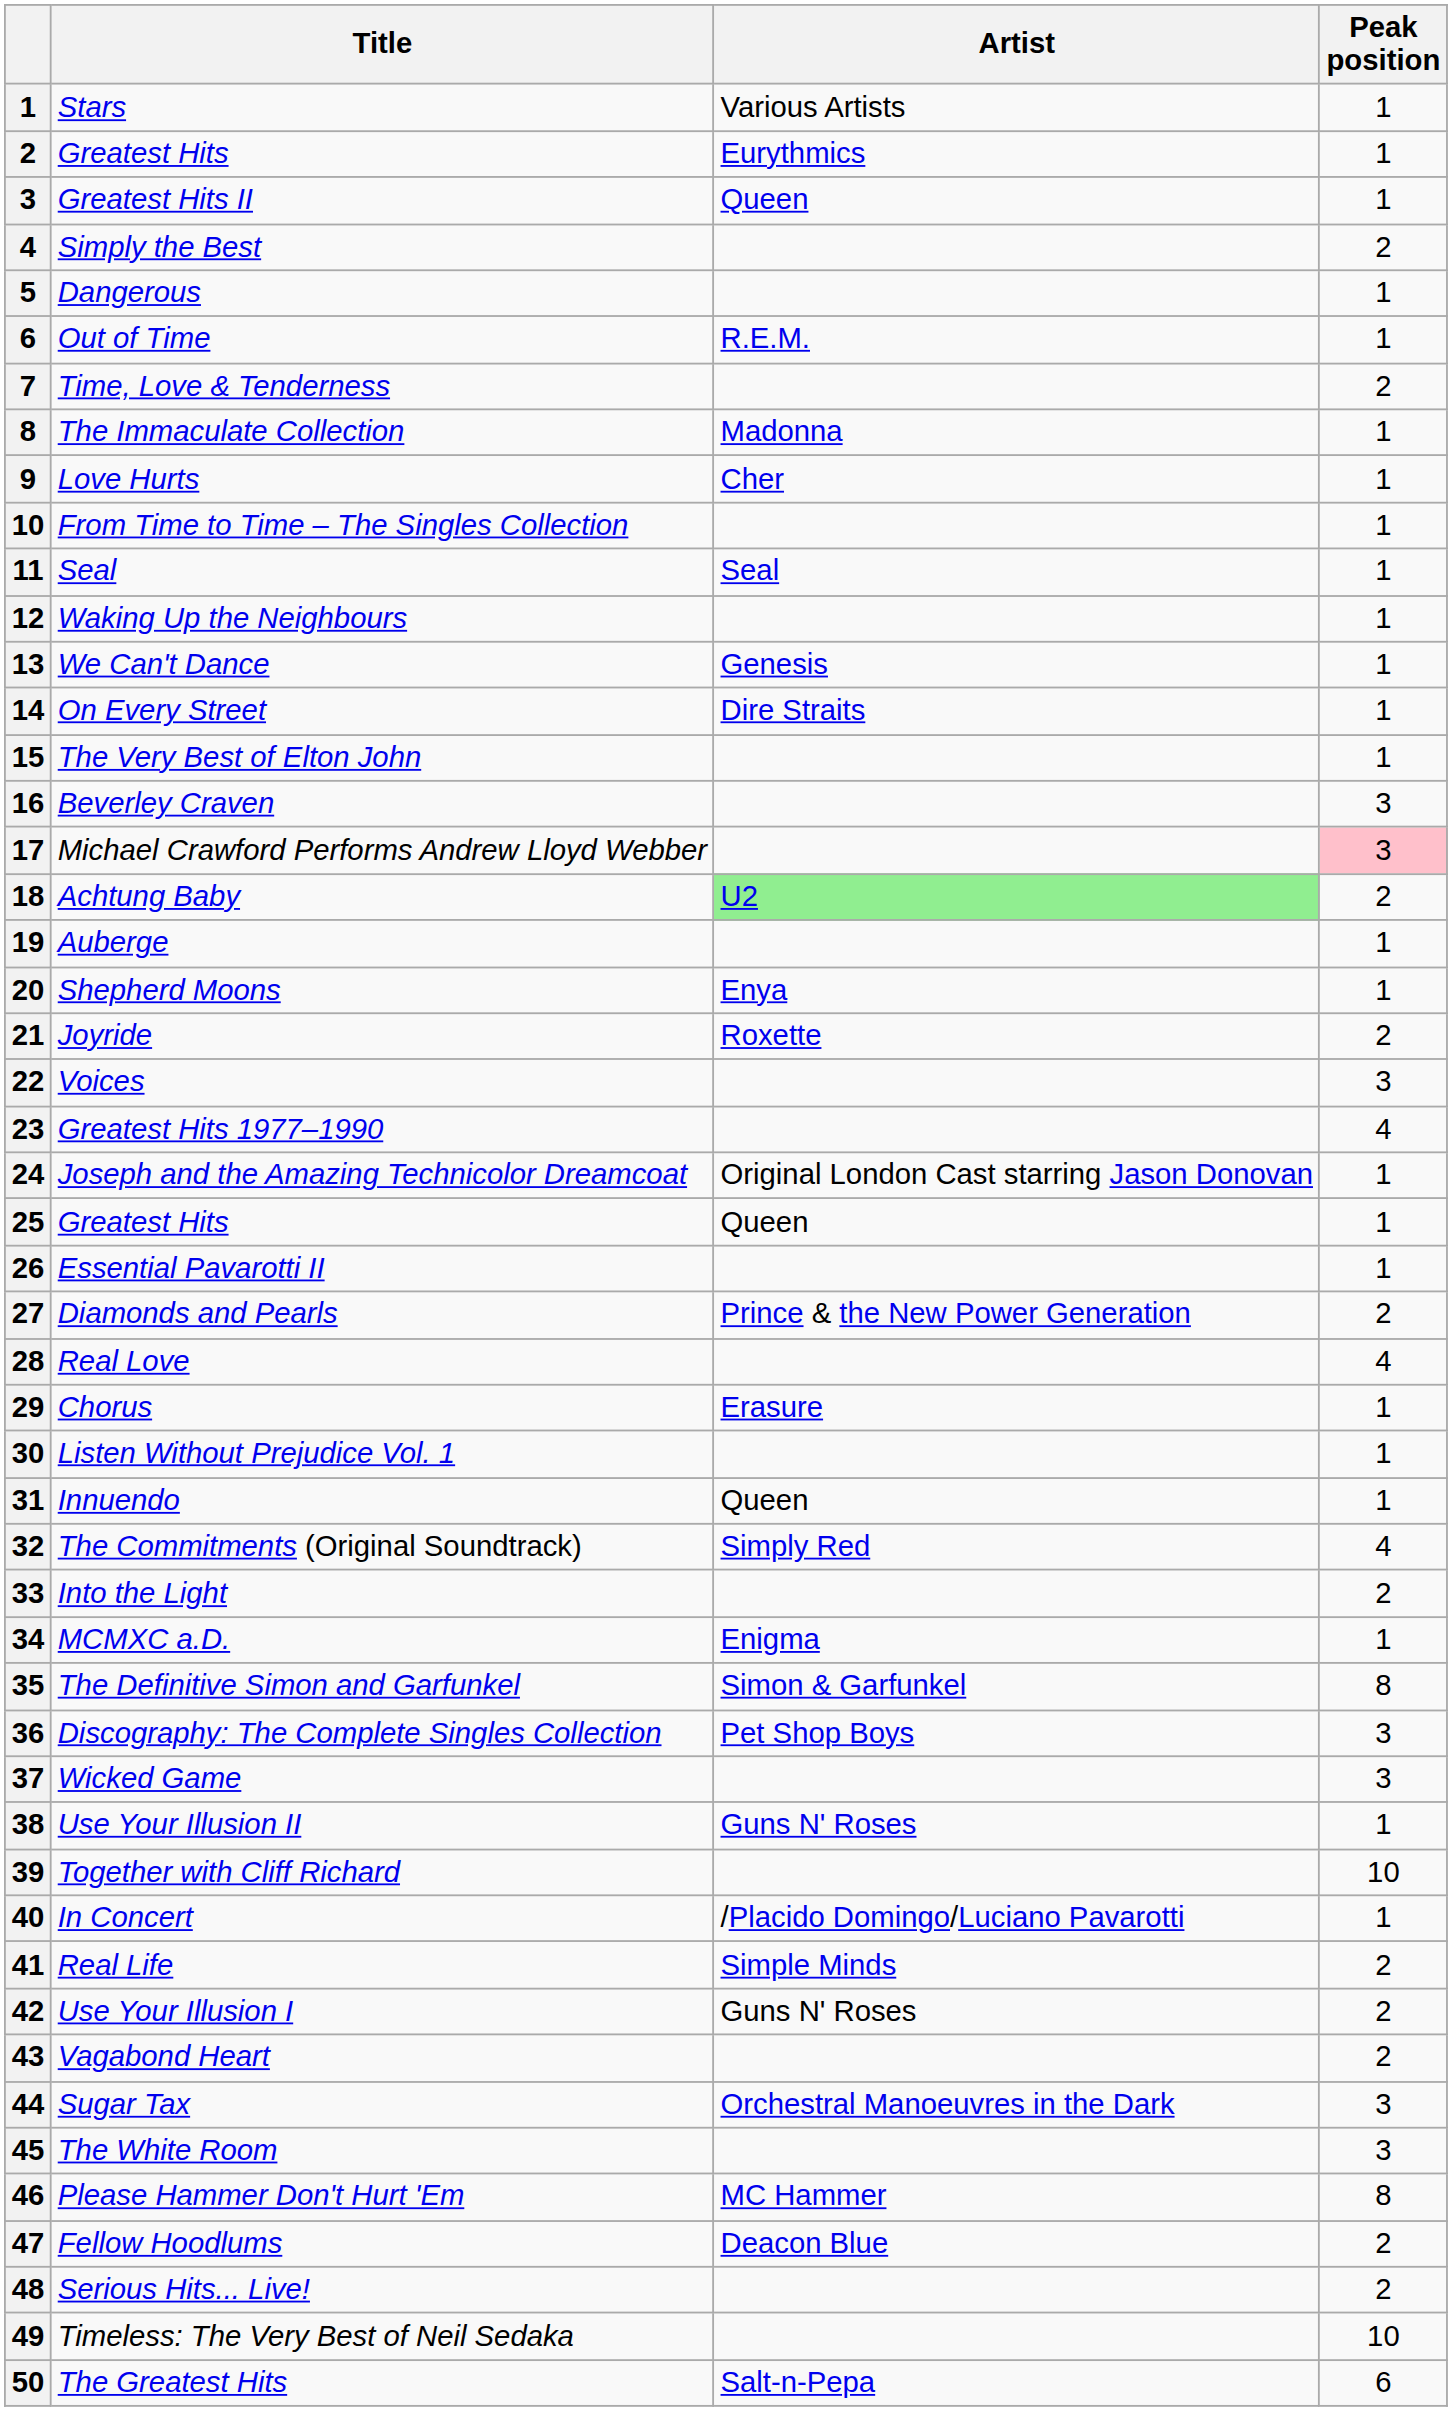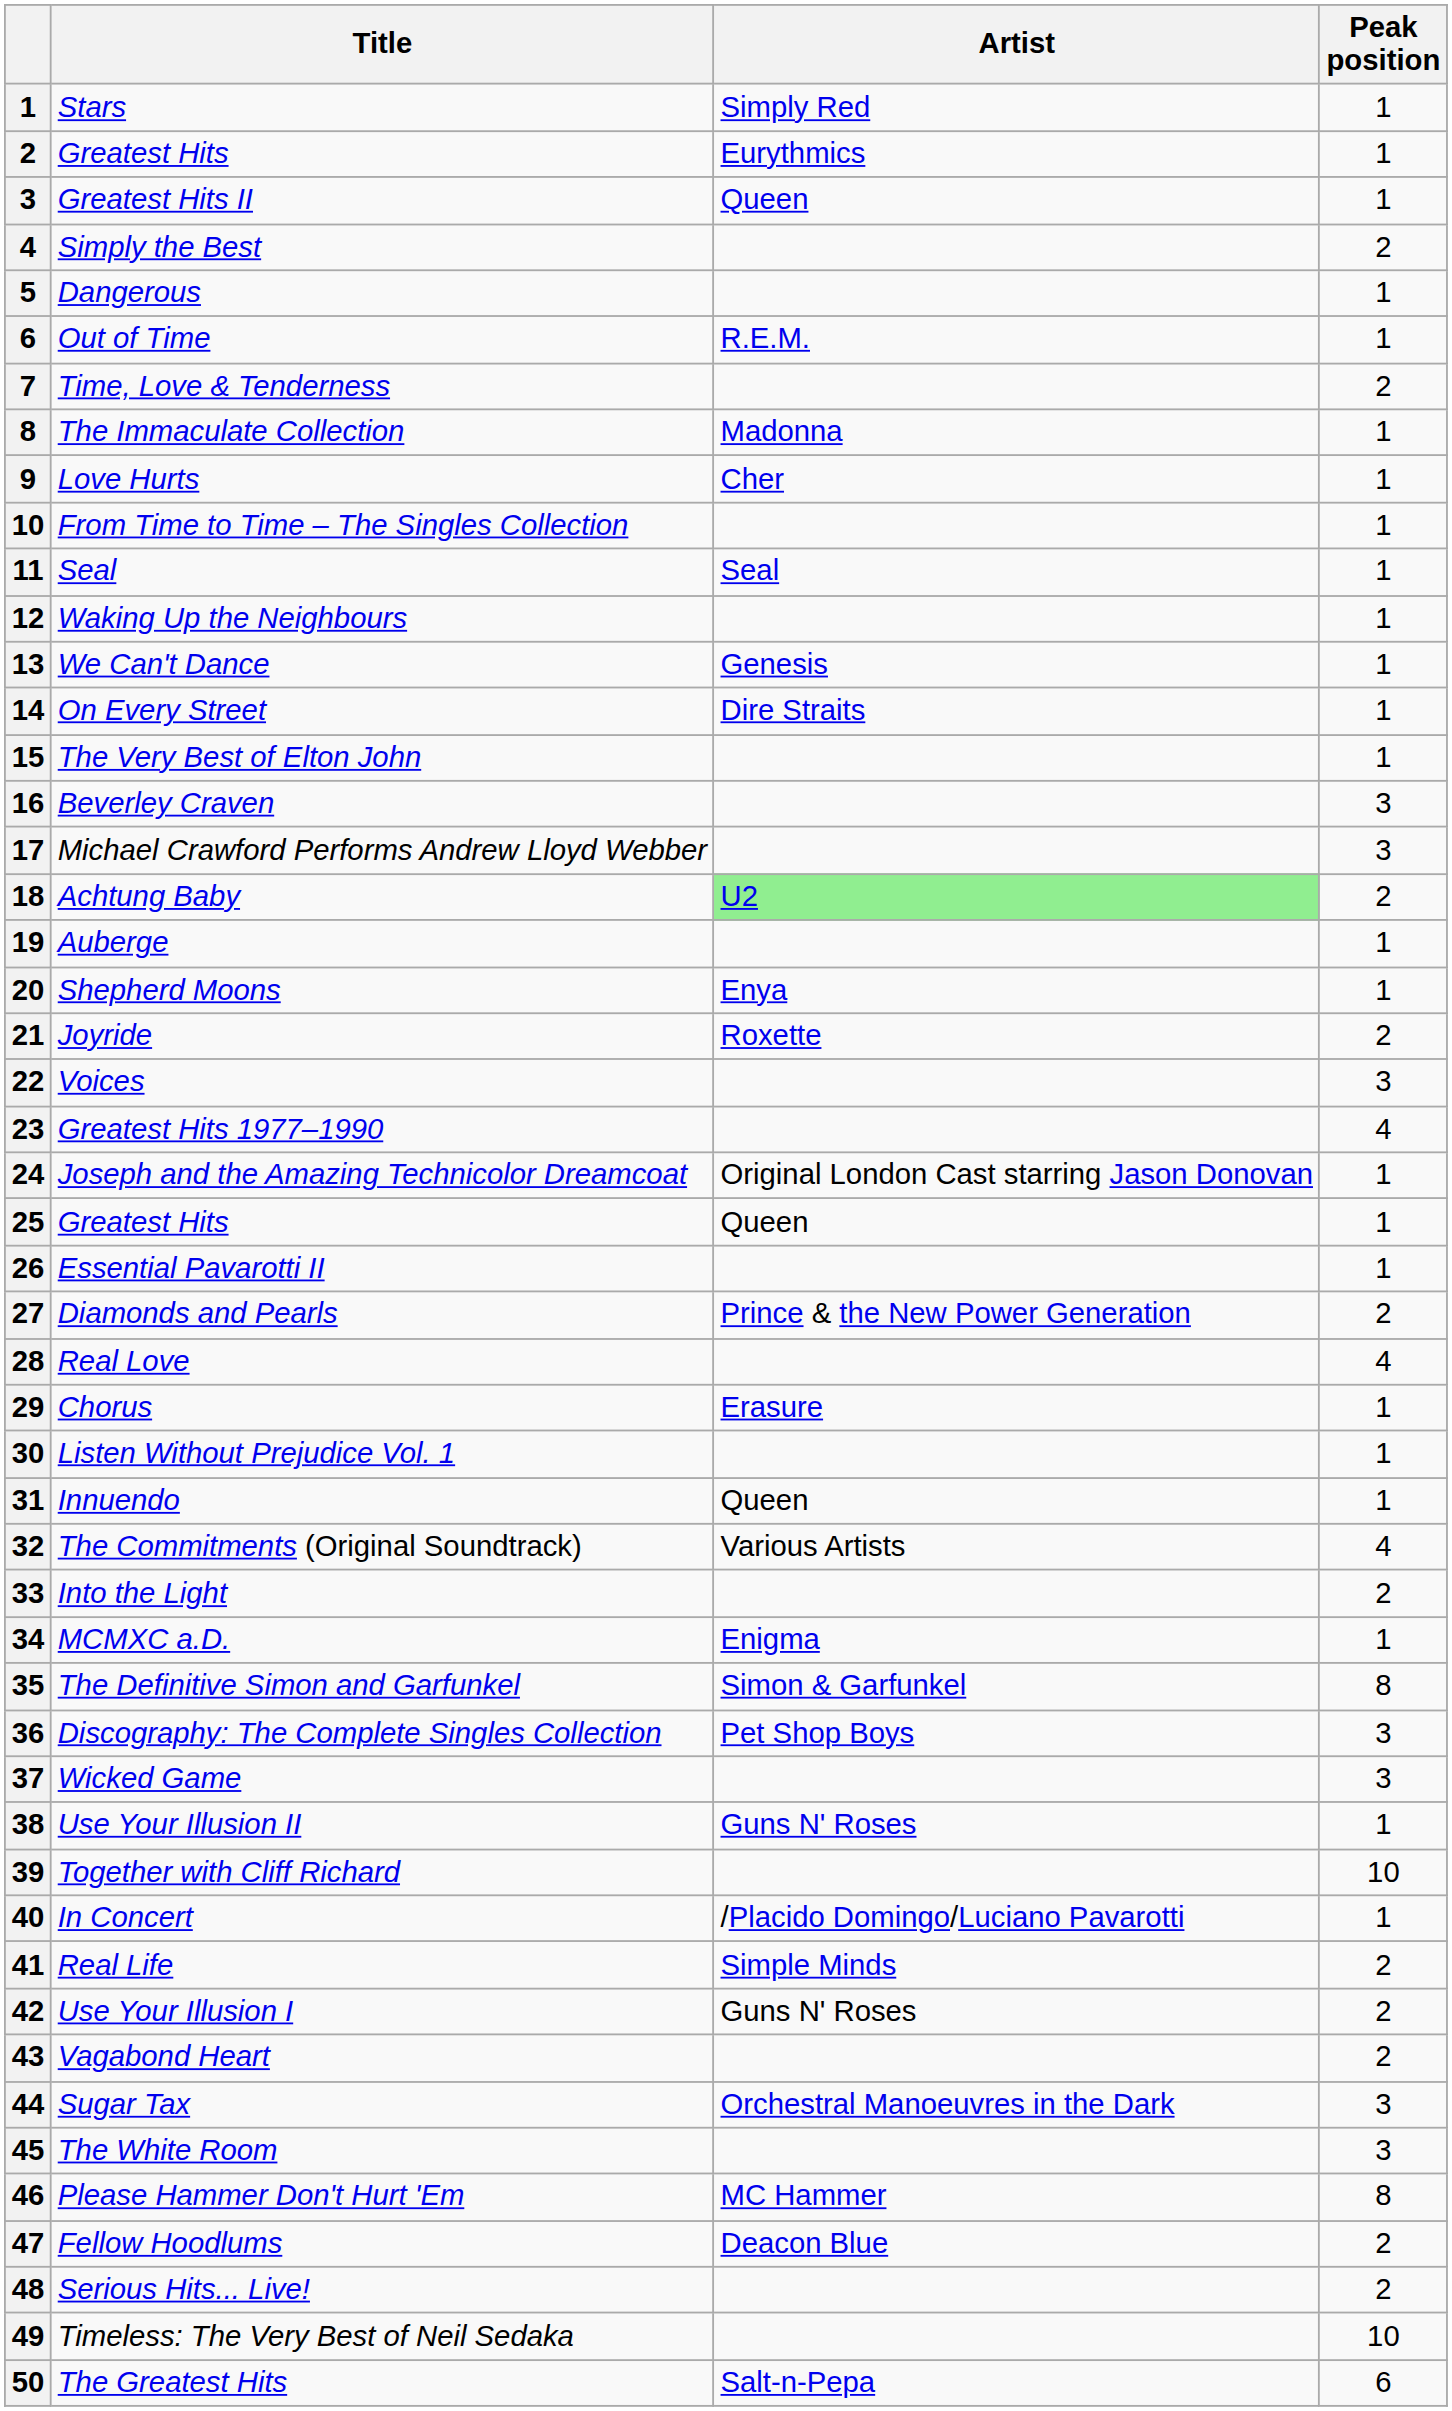(813, 107) Various Artists -> (795, 107) Simply Red
(1383, 850) pink background -> (1383, 850) no background
(795, 1546) Simply Red -> (813, 1546) Various Artists
